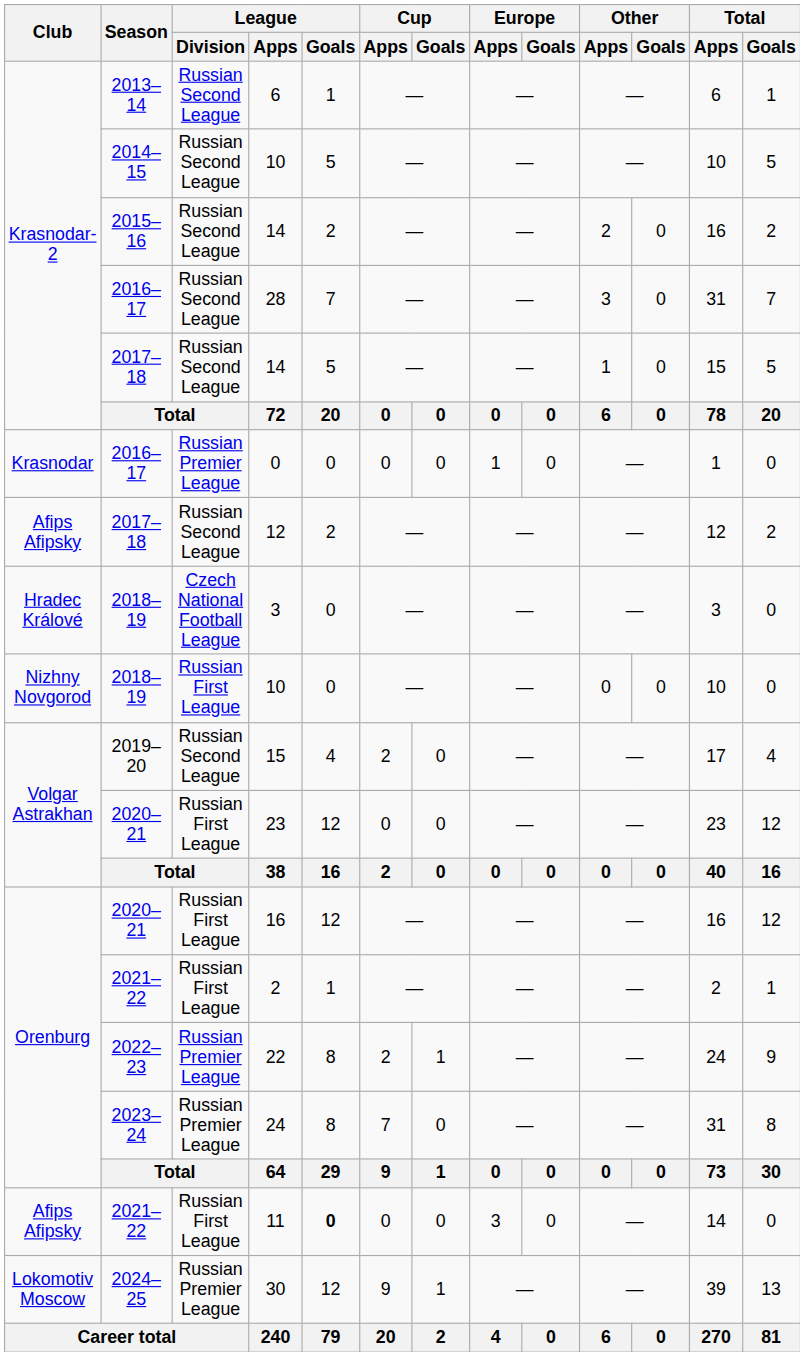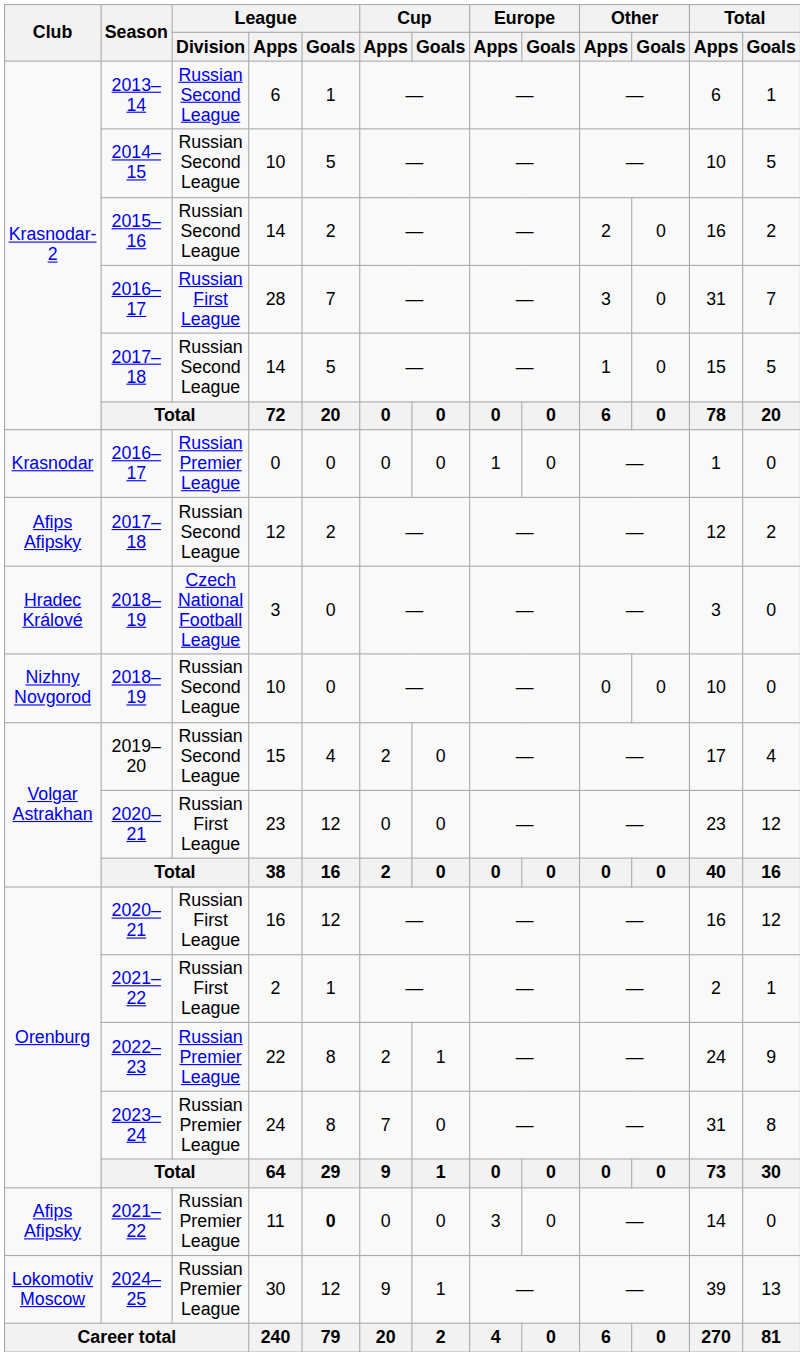(211, 299) Russian Second League -> (211, 299) Russian First League
(211, 688) Russian First League -> (211, 688) Russian Second League
(211, 1221) Russian First League -> (211, 1221) Russian Premier League
